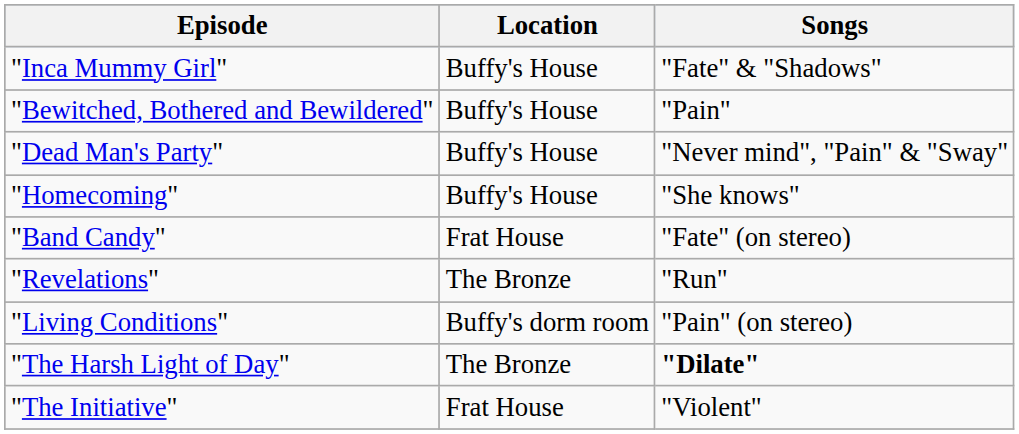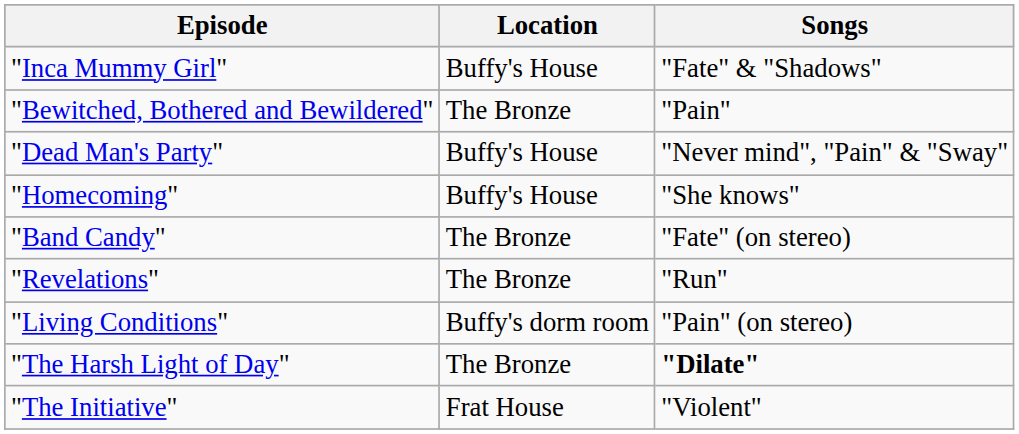(522, 110) Buffy's House -> (508, 110) The Bronze
(505, 237) Frat House -> (508, 237) The Bronze
